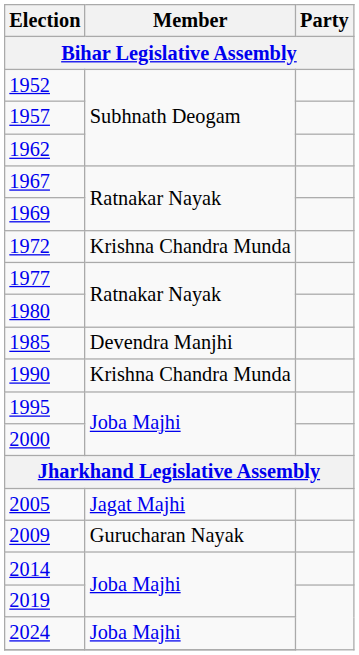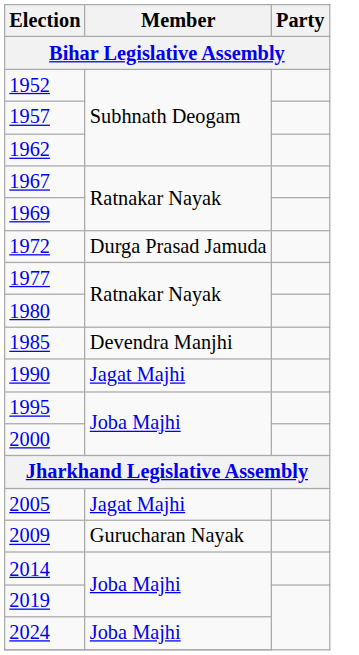(190, 246) Krishna Chandra Munda -> (178, 246) Durga Prasad Jamuda
(190, 375) Krishna Chandra Munda -> (137, 375) Jagat Majhi
